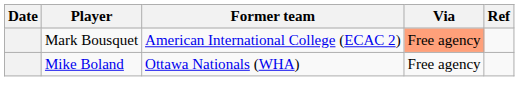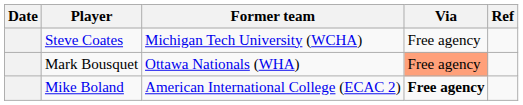+ row: (84, 40)
(273, 40) American International College (ECAC 2) -> (222, 64) Ottawa Nationals (WHA)
(222, 64) Ottawa Nationals (WHA) -> (273, 87) American International College (ECAC 2)
(444, 64) normal -> (446, 87) bold
